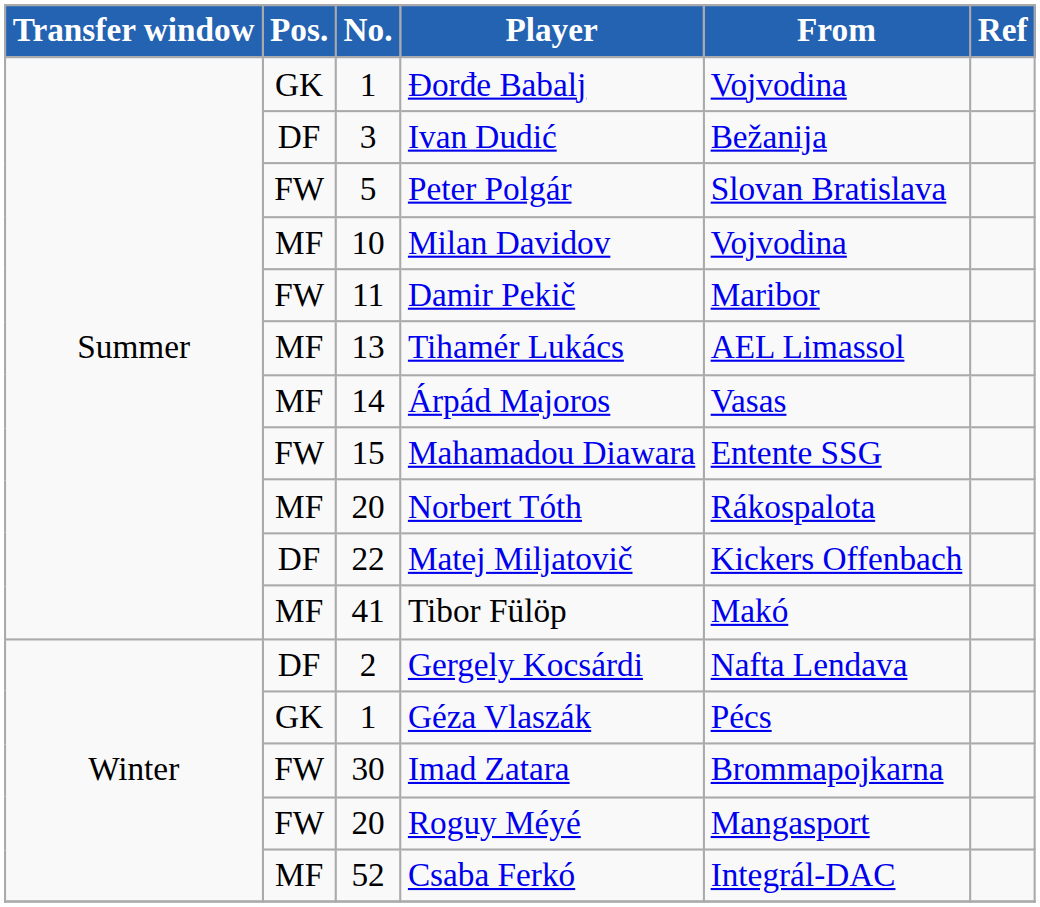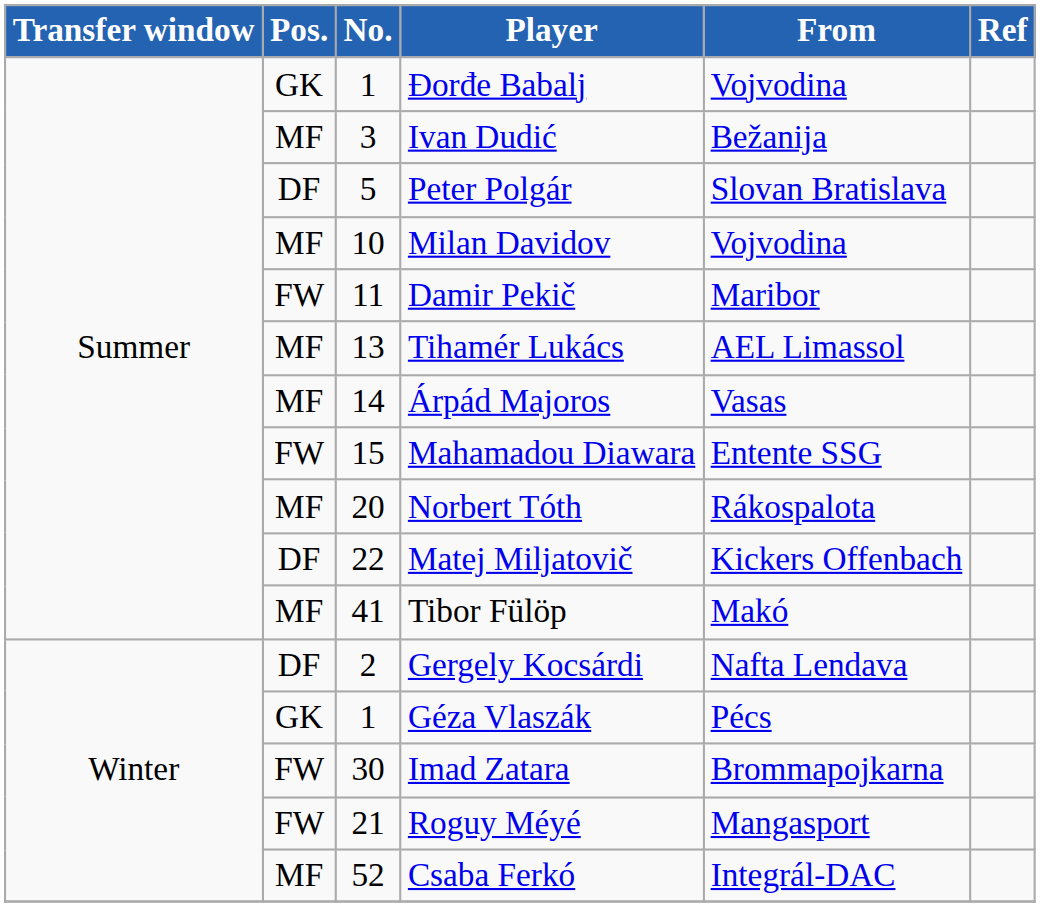(299, 136) DF -> (299, 136) MF
(299, 189) FW -> (299, 189) DF
(368, 822) 20 -> (368, 822) 21
